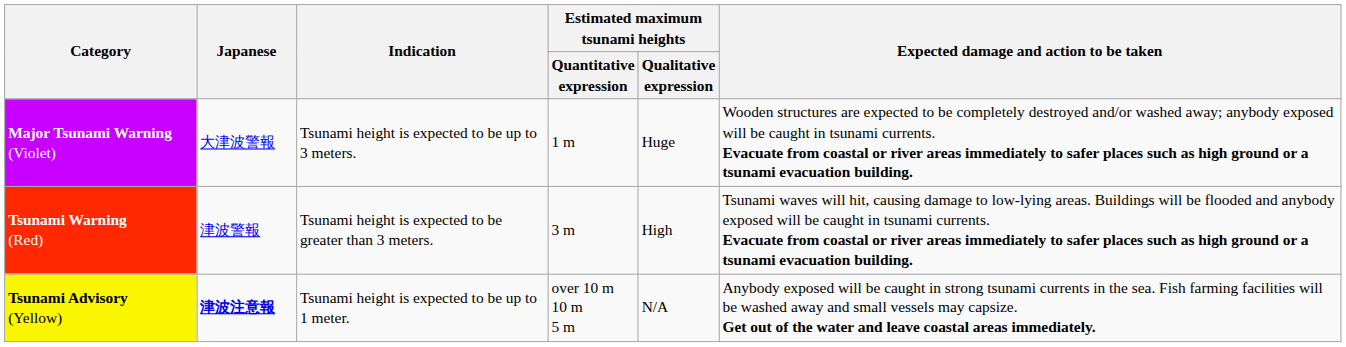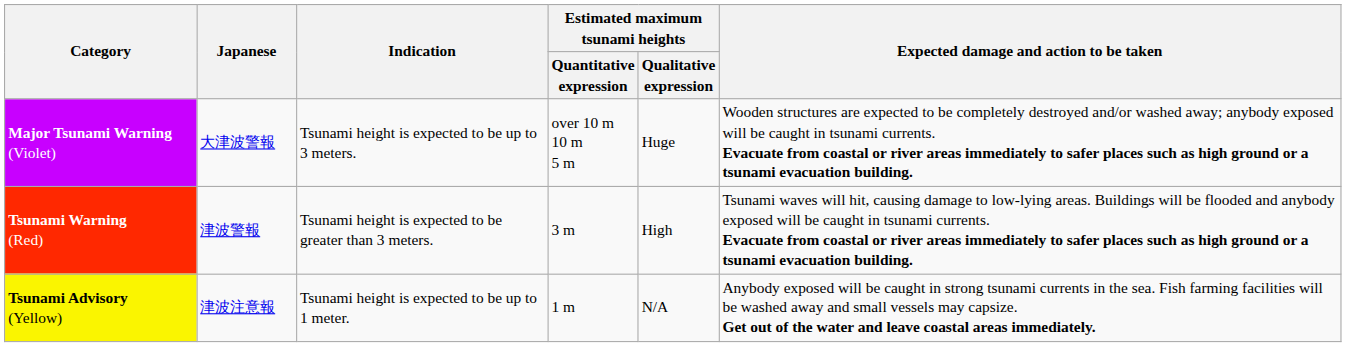(563, 143) 1 m -> (583, 143) over 10 m 10 m 5 m
(238, 307) bold -> (238, 307) normal
(583, 307) over 10 m 10 m 5 m -> (563, 307) 1 m
